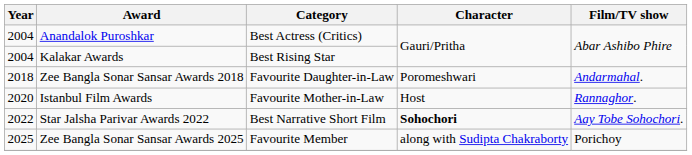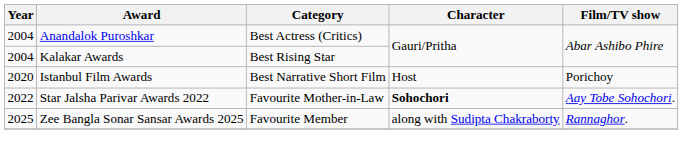- row: (142, 77)
(317, 98) Favourite Mother-in-Law -> (318, 77) Best Narrative Short Film
(605, 98) Rannaghor. -> (589, 77) Porichoy
(318, 118) Best Narrative Short Film -> (317, 98) Favourite Mother-in-Law
(598, 139) Porichoy -> (597, 118) Rannaghor.
